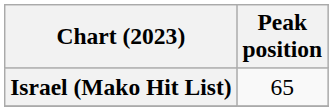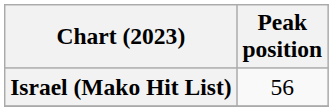(282, 86) 65 -> (282, 86) 56
